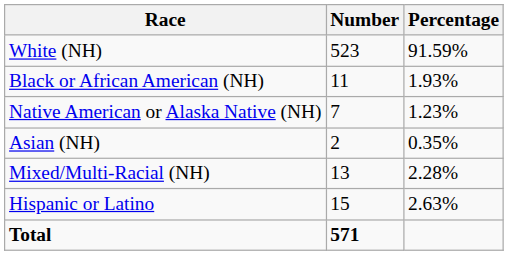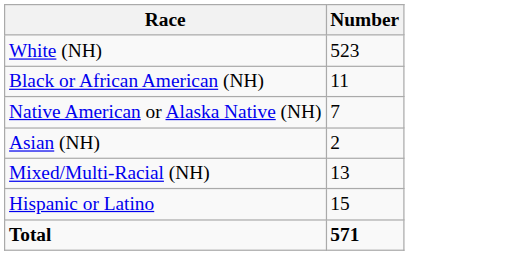- column: (454, 19)
